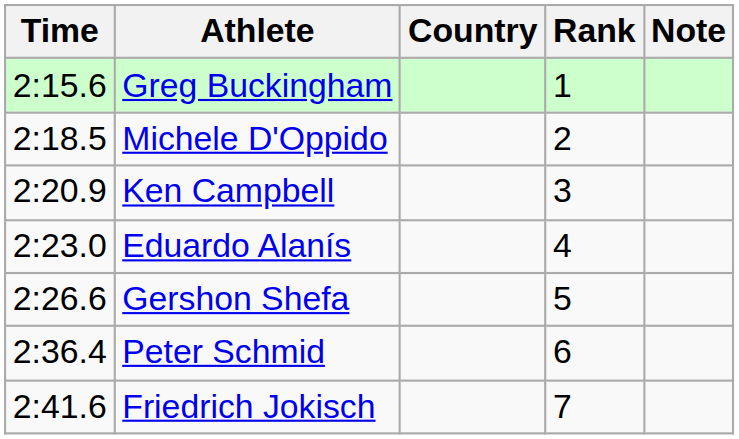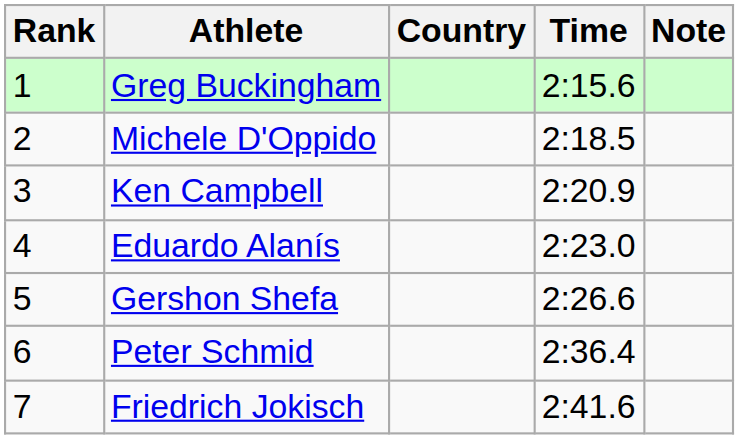columns swapped: (594, 31) <-> (60, 31)
